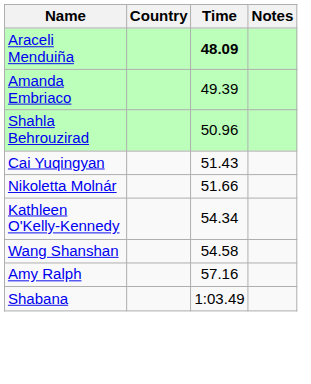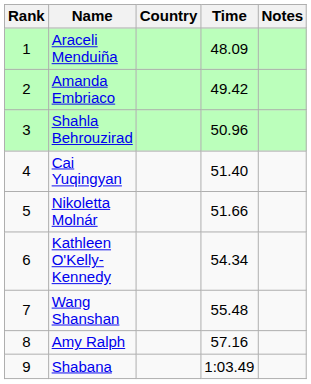+ column: (26, 16)
(220, 48) bold -> (229, 48) normal
(220, 89) 49.39 -> (229, 89) 49.42
(220, 162) 51.43 -> (229, 171) 51.40
(220, 251) 54.58 -> (229, 310) 55.48
